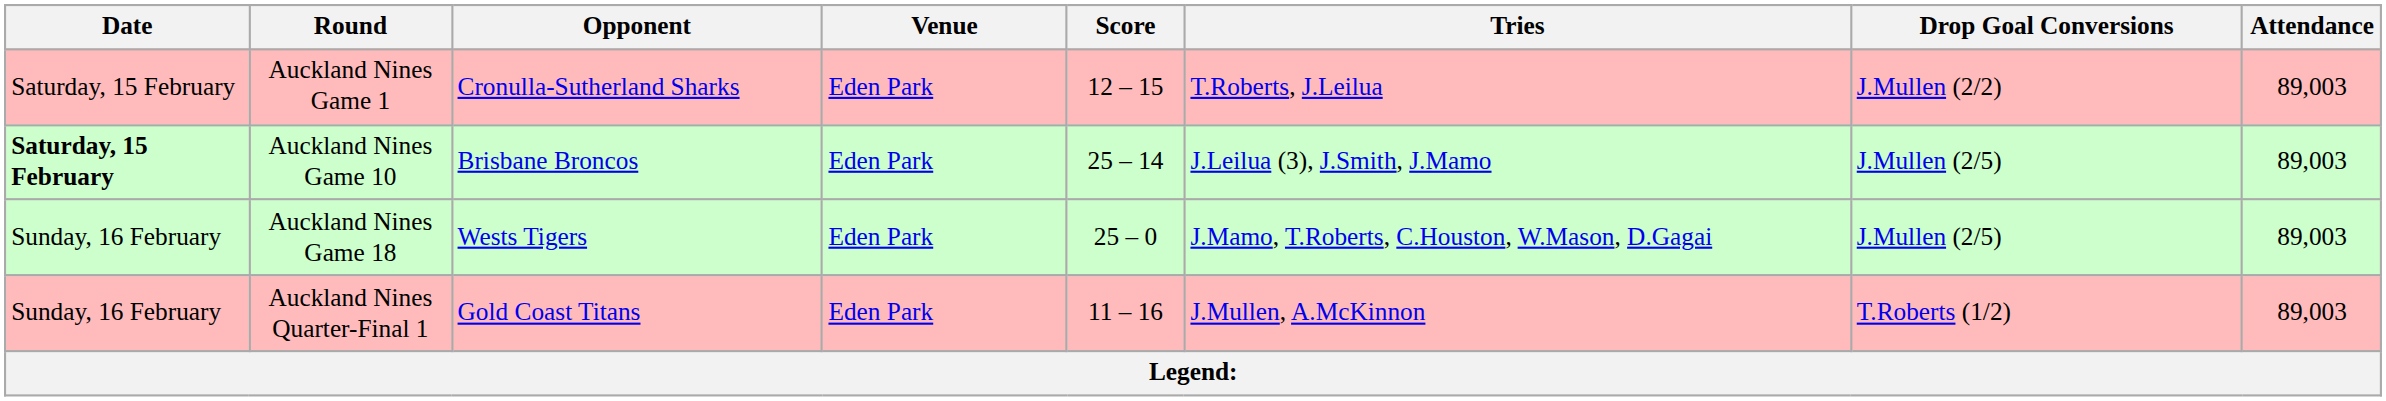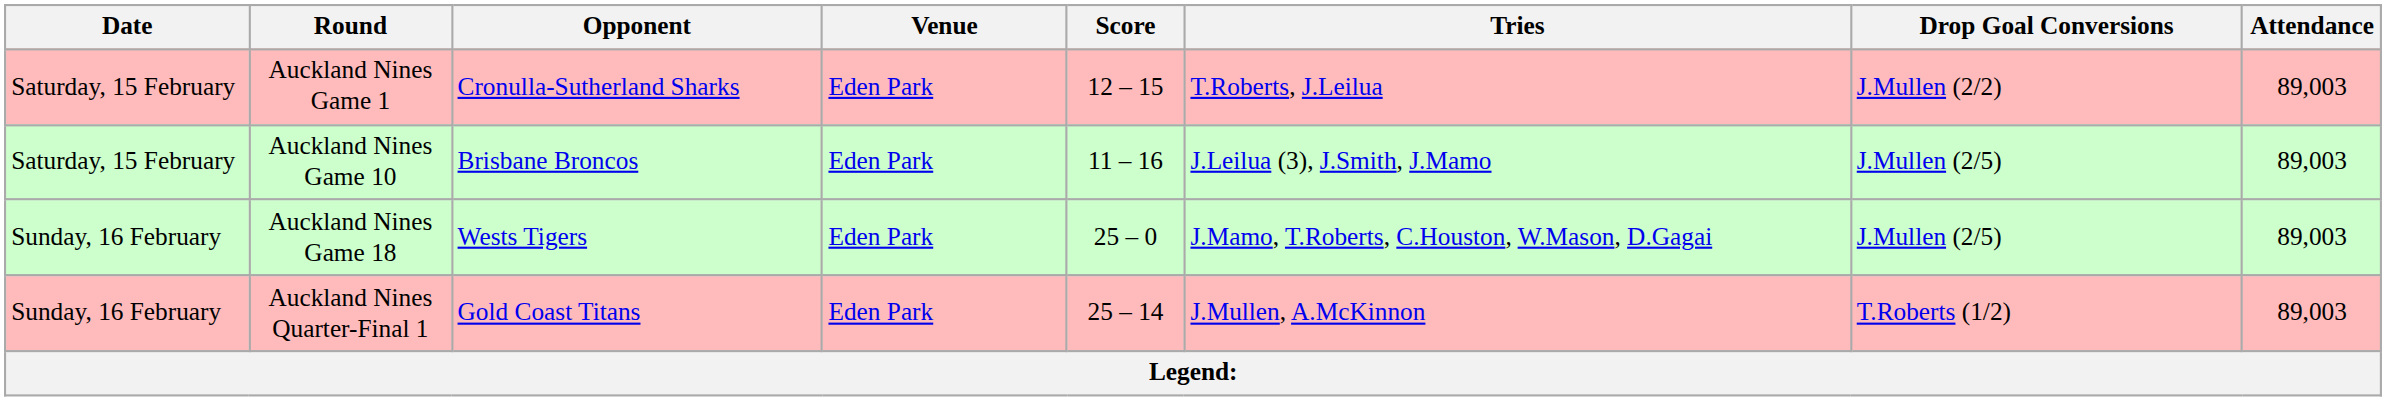(79, 161) bold -> (123, 161) normal
(1125, 161) 25 – 14 -> (1125, 161) 11 – 16
(1125, 312) 11 – 16 -> (1125, 312) 25 – 14
